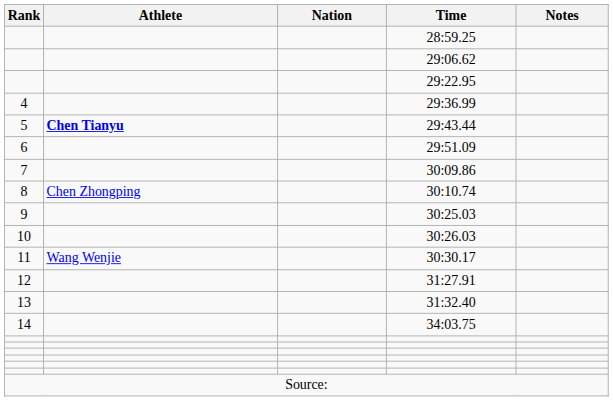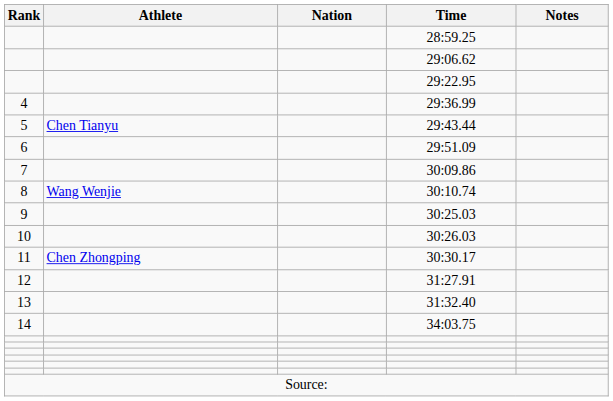(85, 125) bold -> (82, 125) normal
(94, 192) Chen Zhongping -> (84, 192) Wang Wenjie
(84, 258) Wang Wenjie -> (94, 258) Chen Zhongping
